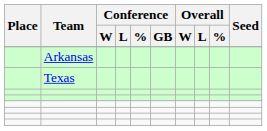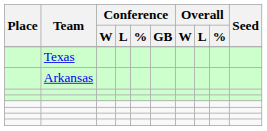rows swapped: (23, 78) <-> (23, 57)
